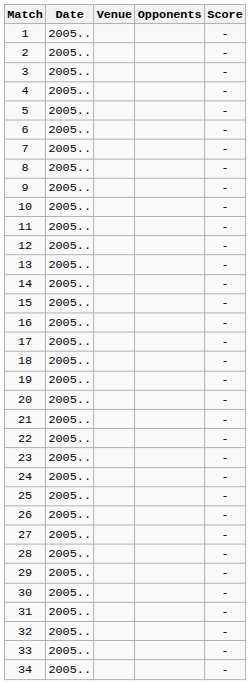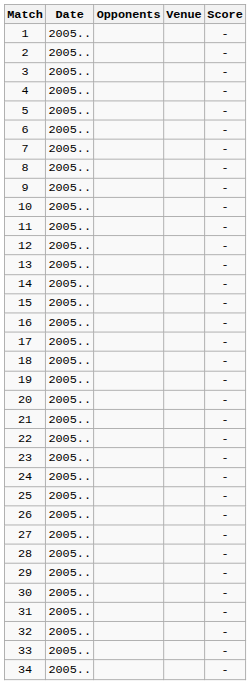columns swapped: (114, 14) <-> (170, 14)
